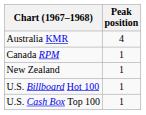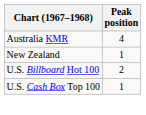- row: (33, 54)
(121, 86) 1 -> (121, 70) 2
